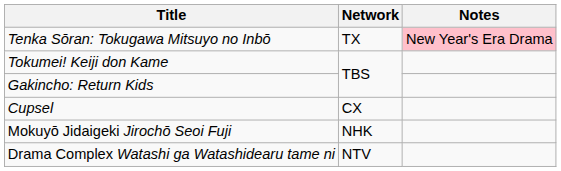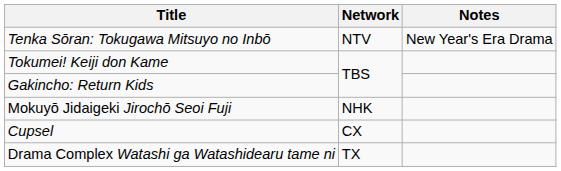(351, 39) TX -> (356, 39) NTV
(479, 39) pink background -> (479, 39) no background
rows swapped: (30, 108) <-> (119, 131)
(356, 154) NTV -> (351, 154) TX
